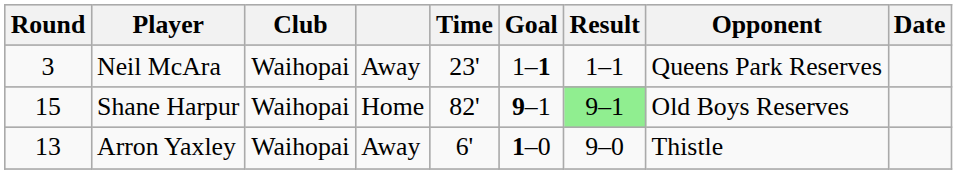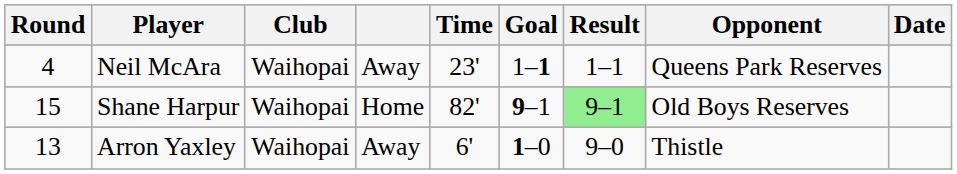(48, 65) 3 -> (48, 65) 4
